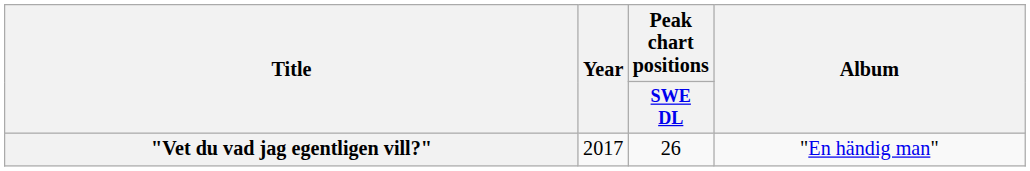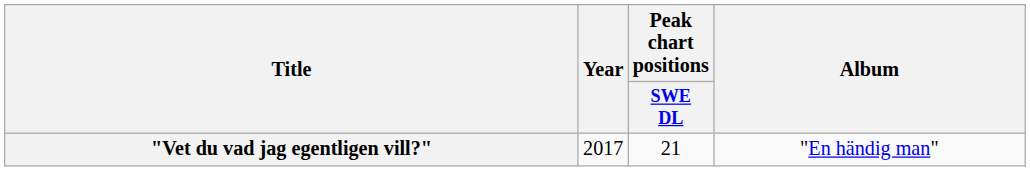(671, 149) 26 -> (671, 149) 21
